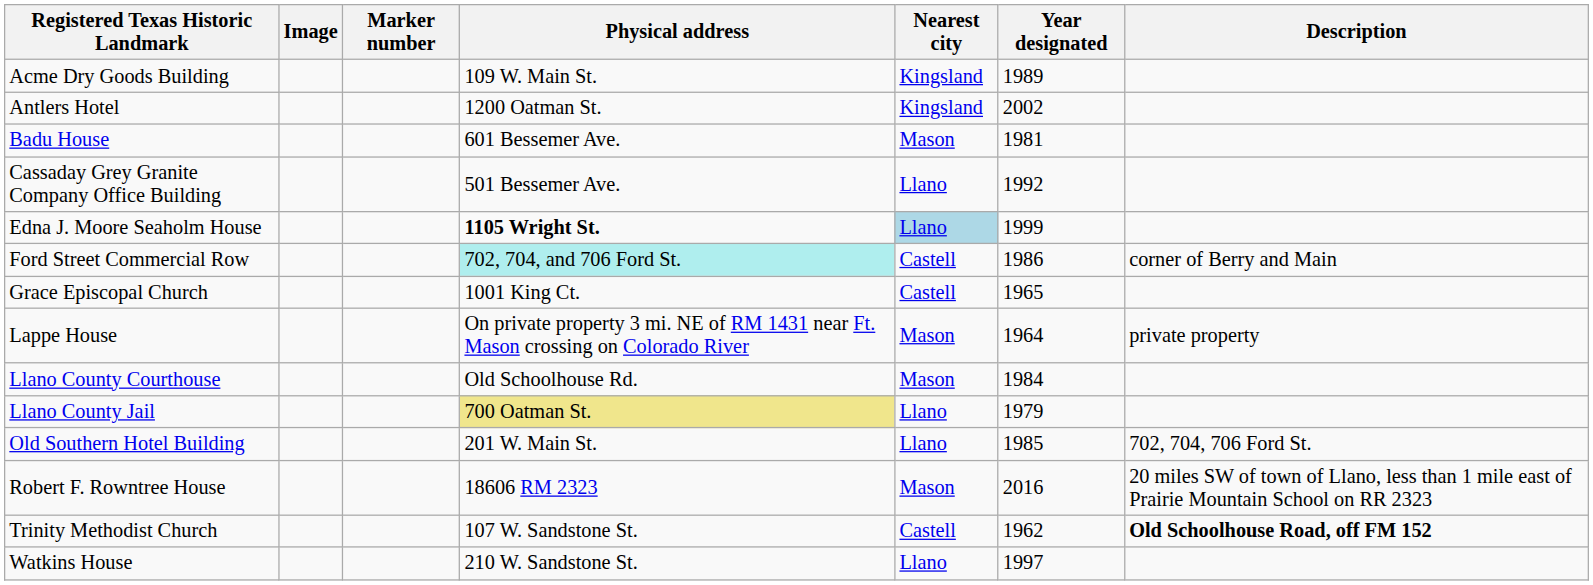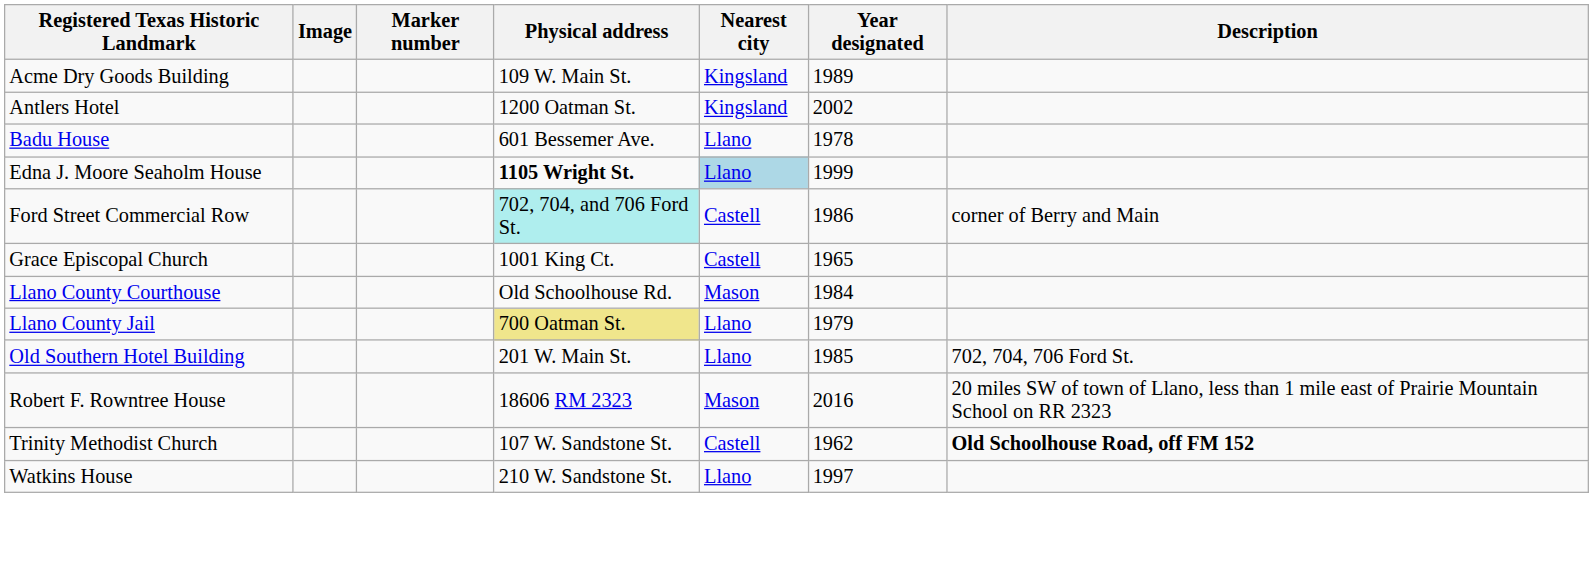(927, 140) Mason -> (728, 140) Llano
(1023, 140) 1981 -> (833, 140) 1978
- row: (115, 183)
- row: (63, 335)
